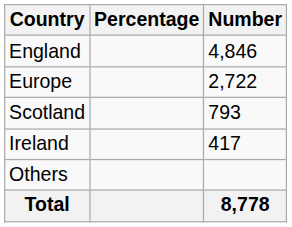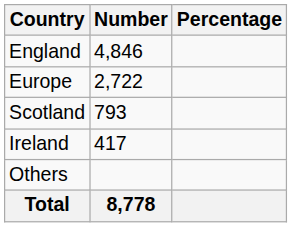columns swapped: (245, 19) <-> (147, 19)
